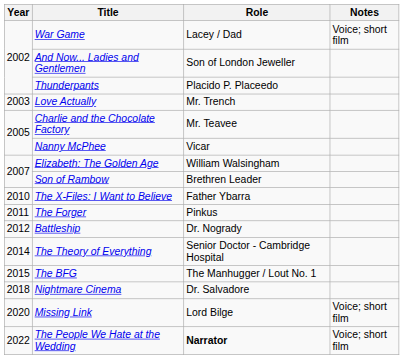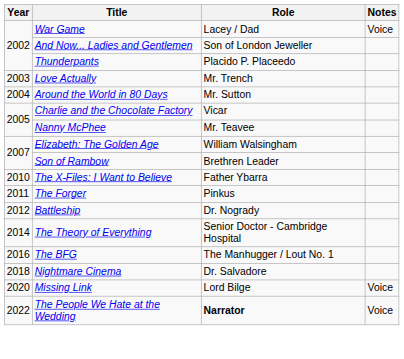(360, 35) Voice; short film -> (380, 29) Voice
+ row: (101, 95)
(212, 124) Mr. Teavee -> (215, 111) Vicar
(198, 146) Vicar -> (229, 128) Mr. Teavee
(18, 273) 2015 -> (18, 255) 2016
(360, 312) Voice; short film -> (380, 288) Voice
(360, 340) Voice; short film -> (380, 310) Voice
